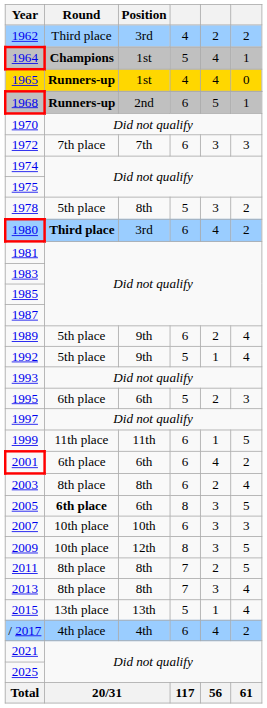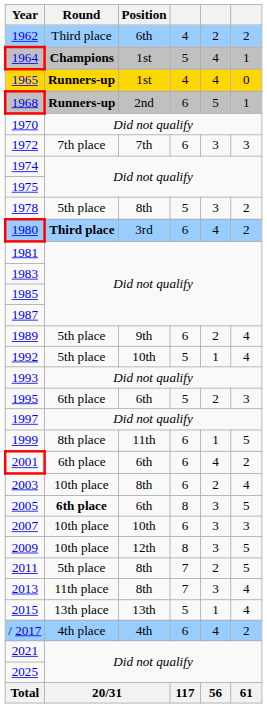(144, 36) 3rd -> (144, 36) 6th
(144, 356) 9th -> (144, 356) 10th
(81, 440) 11th place -> (81, 440) 8th place
(81, 484) 8th place -> (81, 484) 10th place
(81, 568) 8th place -> (81, 568) 5th place
(81, 589) 8th place -> (81, 589) 11th place
